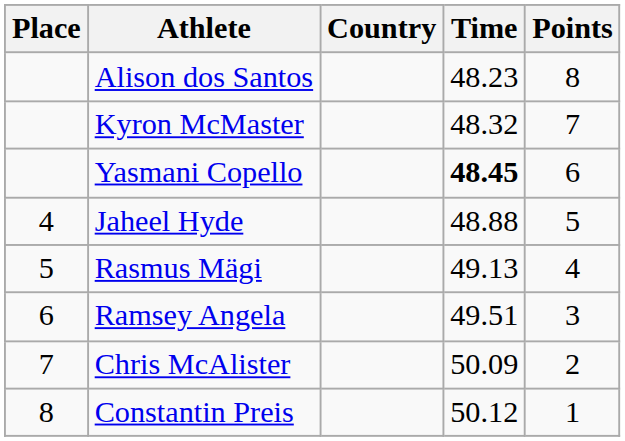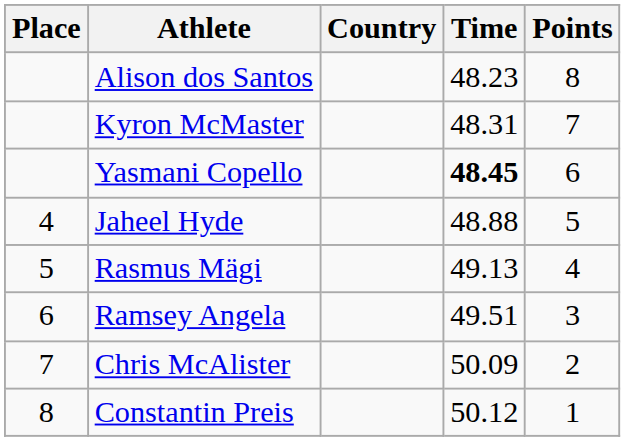(484, 124) 48.32 -> (484, 124) 48.31
